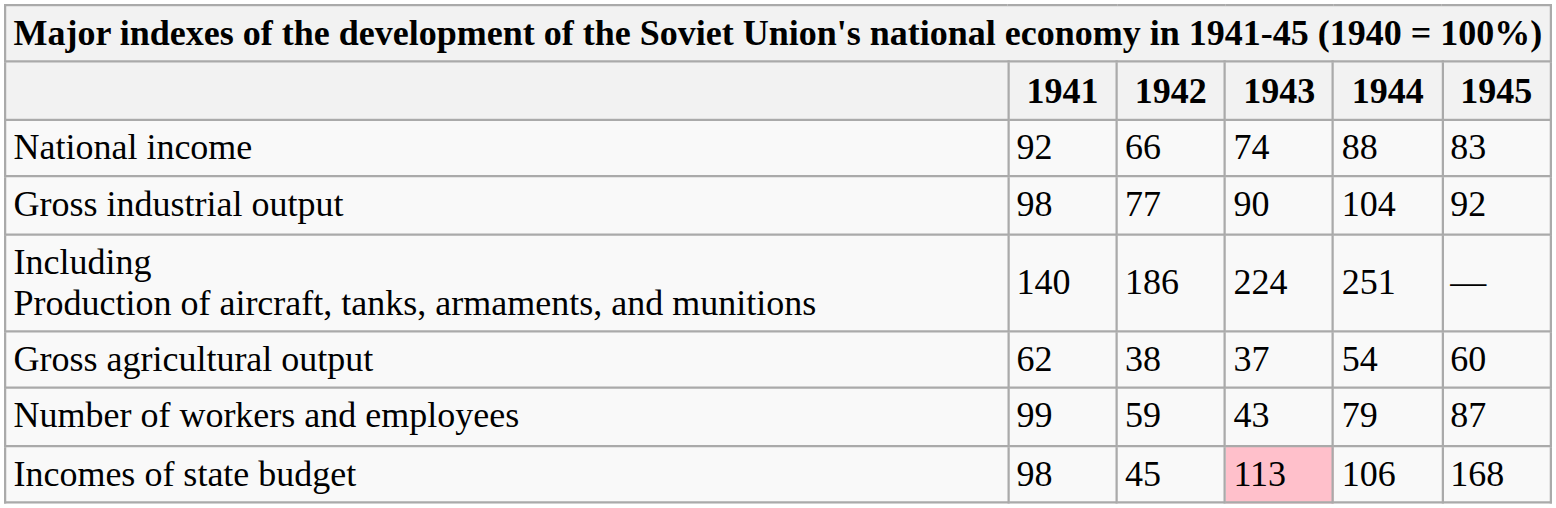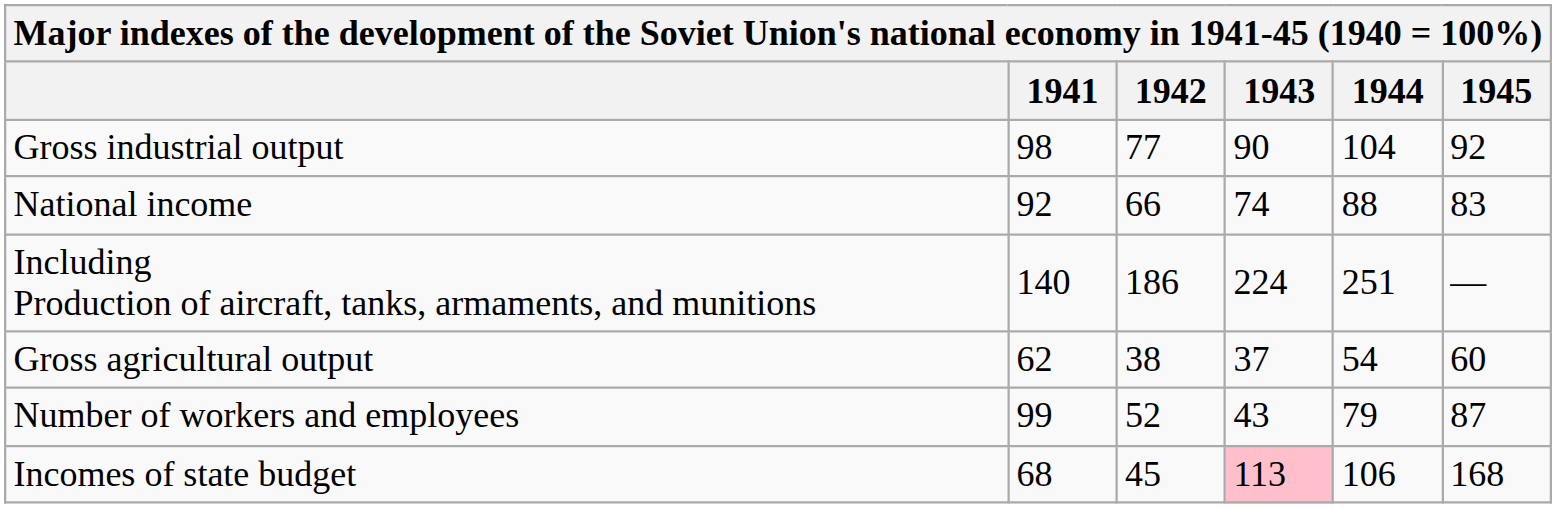rows swapped: (133, 147) <-> (178, 204)
(1143, 416) 59 -> (1143, 416) 52
(1035, 473) 98 -> (1035, 473) 68
